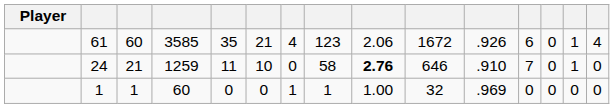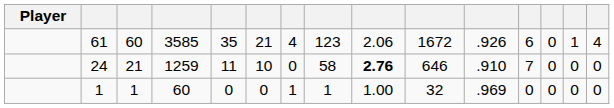(575, 66) 1 -> (575, 66) 0
